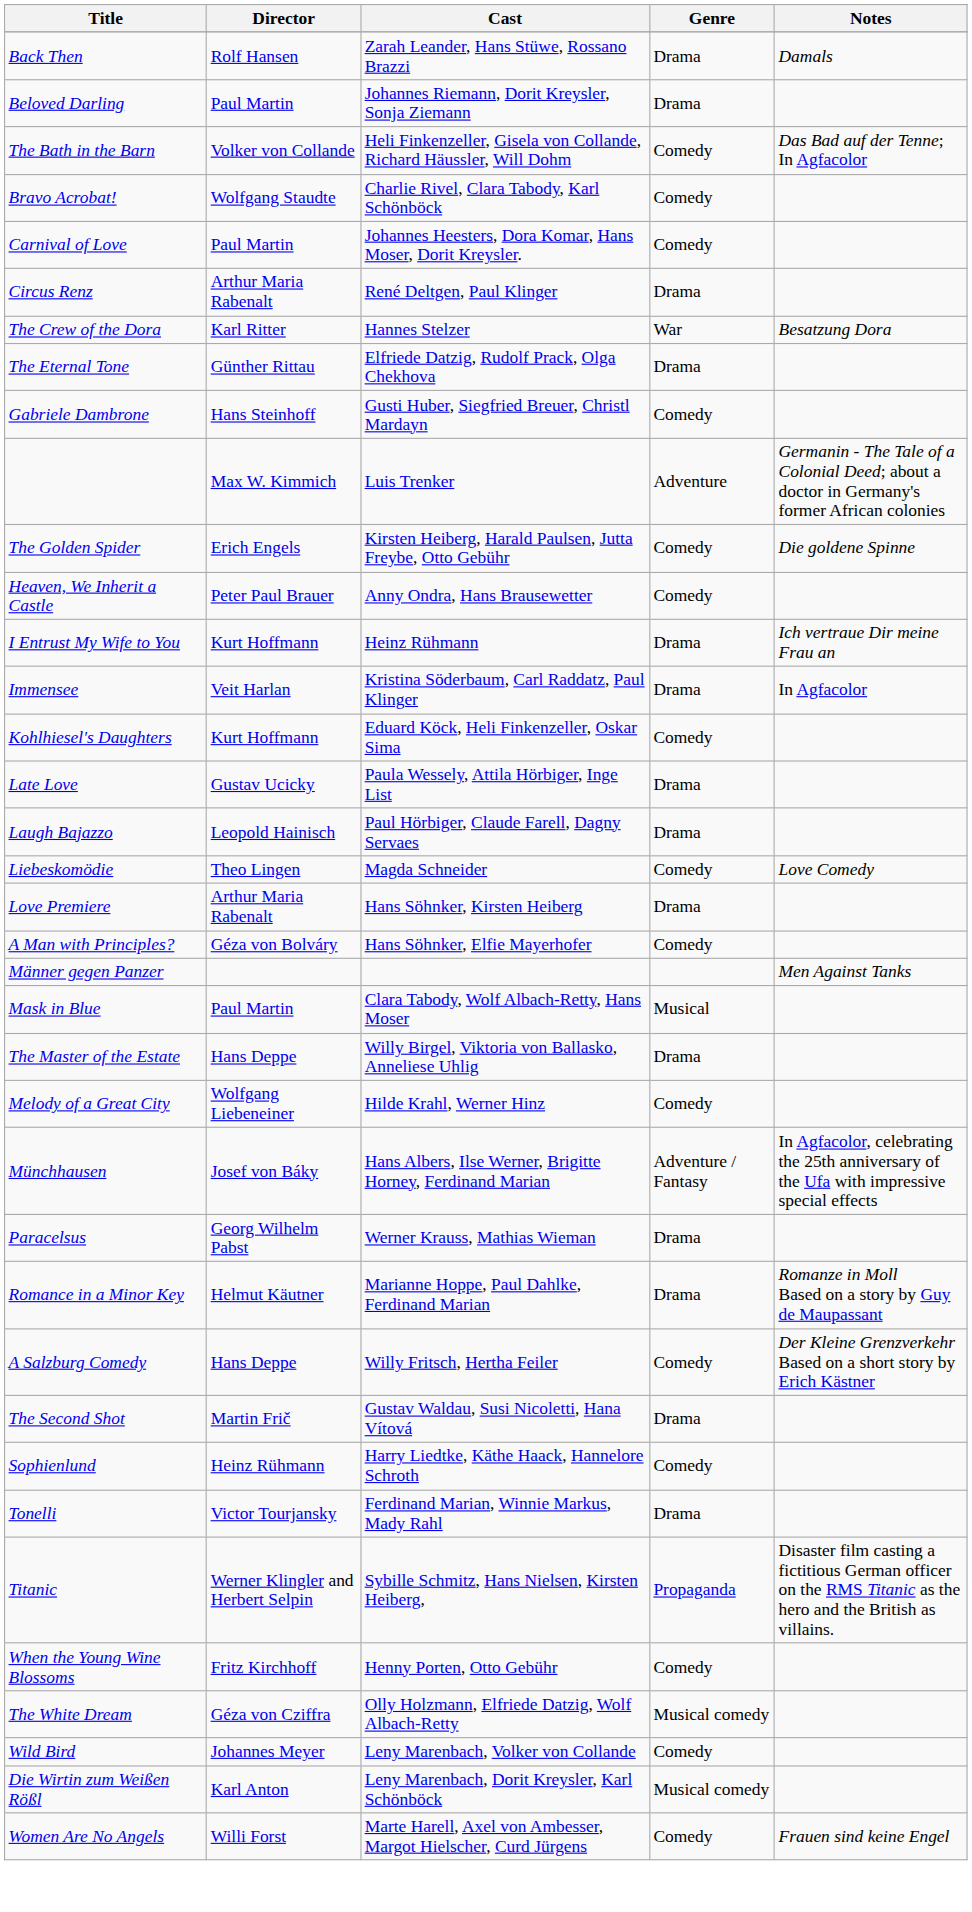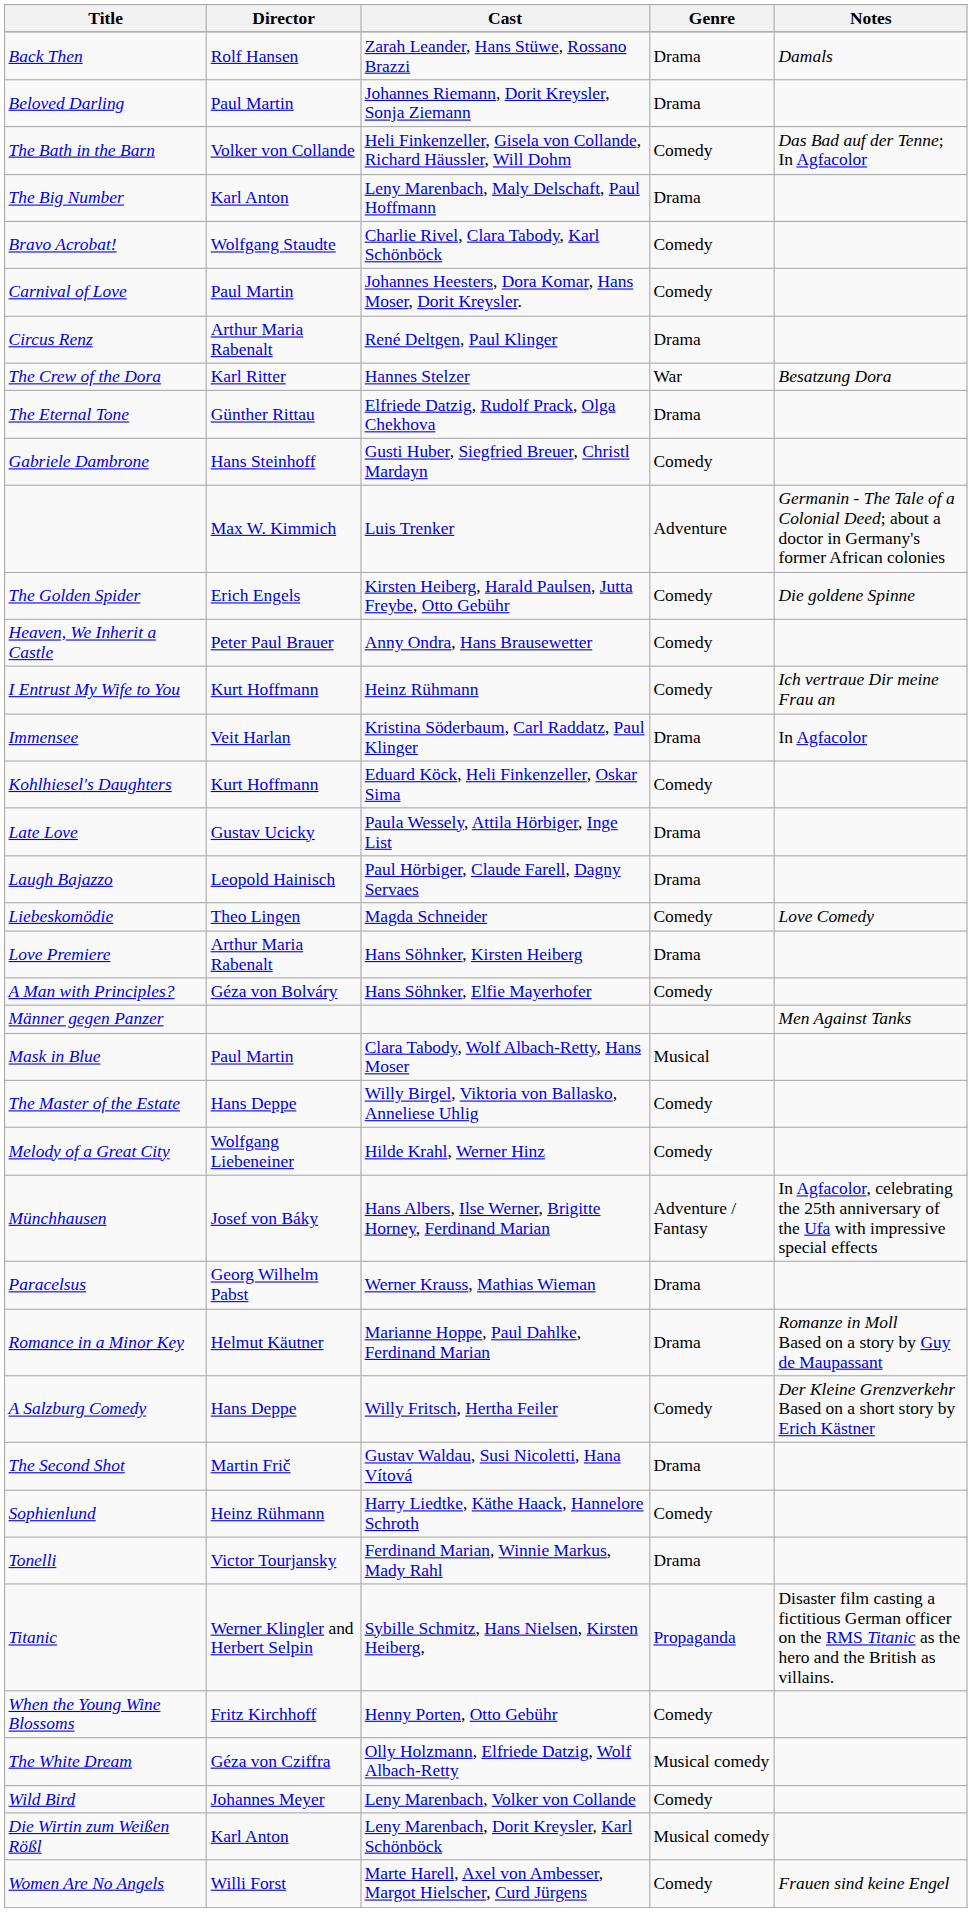+ row: (66, 197)
(677, 642) Drama -> (683, 690) Comedy
(677, 1056) Drama -> (683, 1103) Comedy
